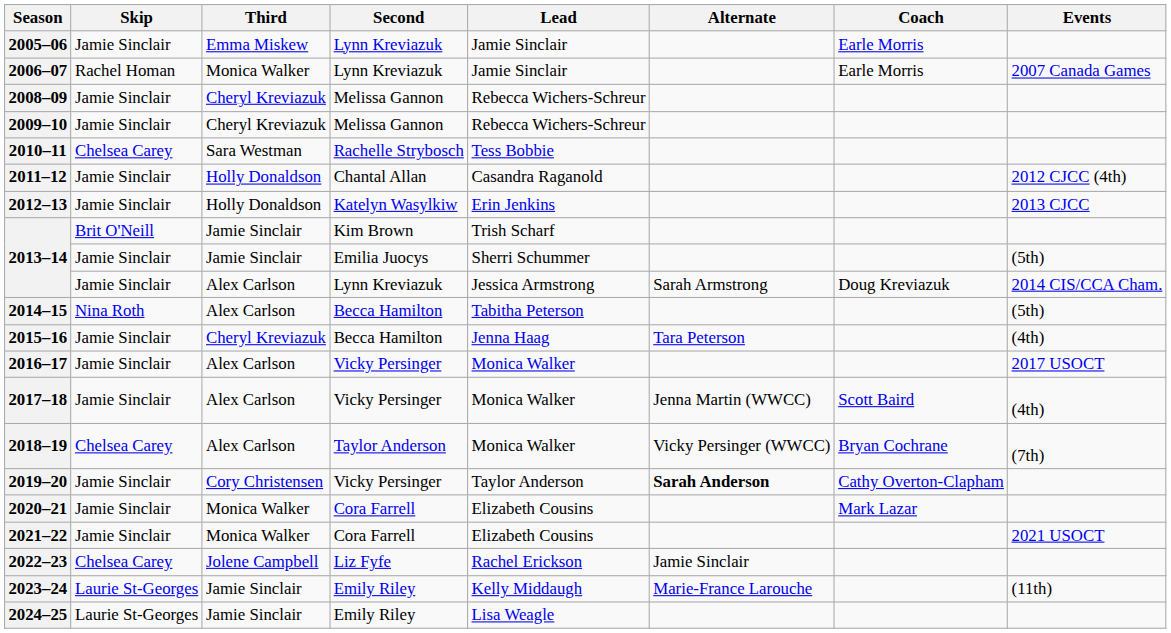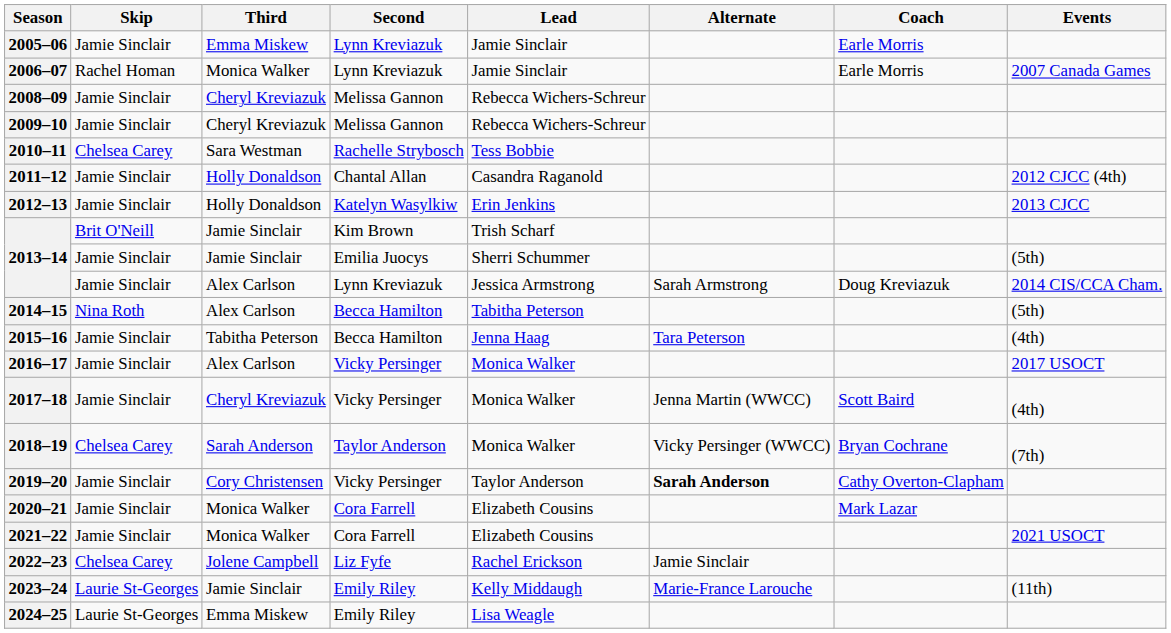(266, 337) Cheryl Kreviazuk -> (262, 337) Tabitha Peterson
(251, 400) Alex Carlson -> (266, 400) Cheryl Kreviazuk
(251, 445) Alex Carlson -> (259, 445) Sarah Anderson
(254, 615) Jamie Sinclair -> (257, 615) Emma Miskew
